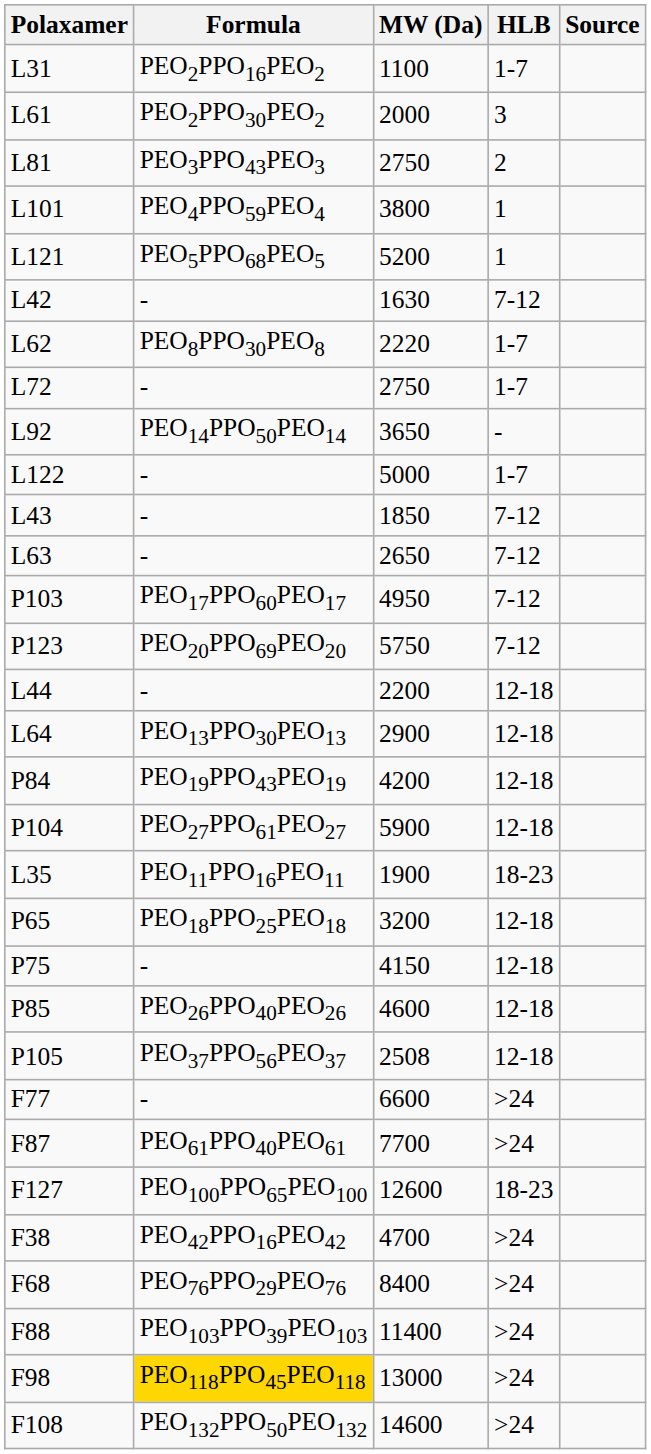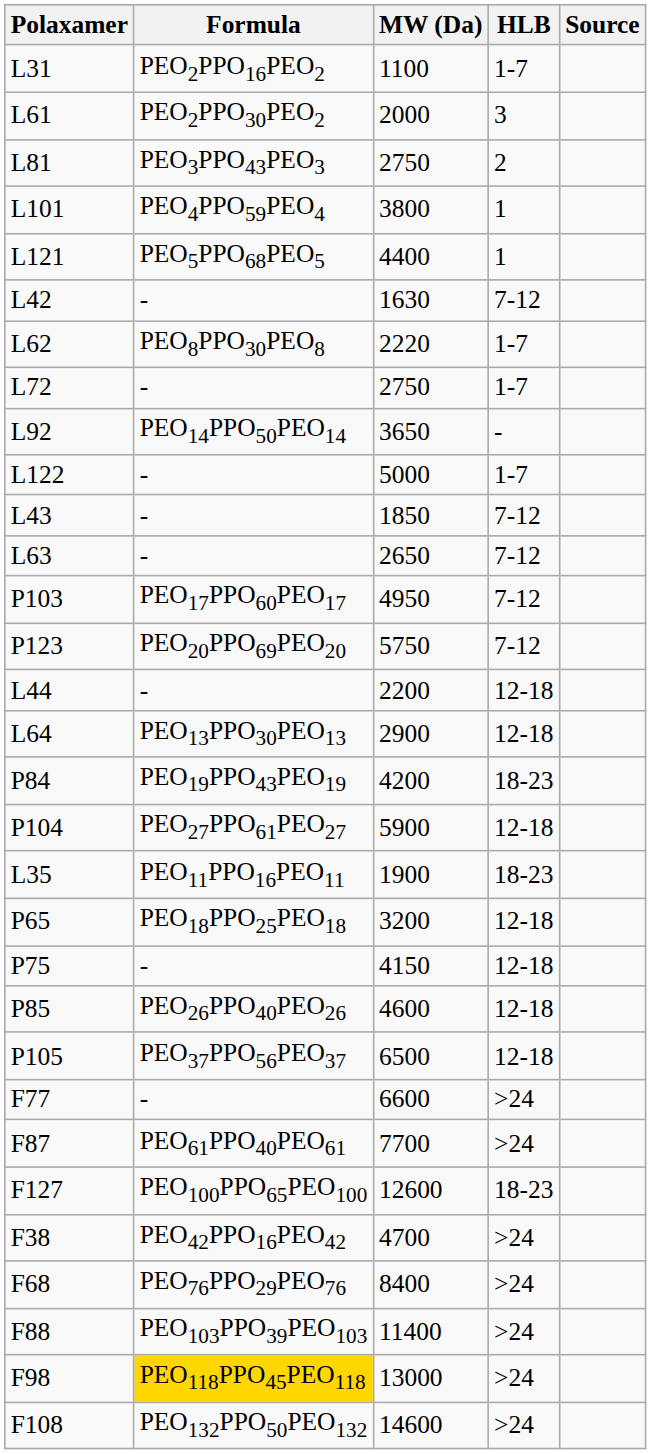(404, 256) 5200 -> (404, 256) 4400
(524, 780) 12-18 -> (524, 780) 18-23
(404, 1055) 2508 -> (404, 1055) 6500
